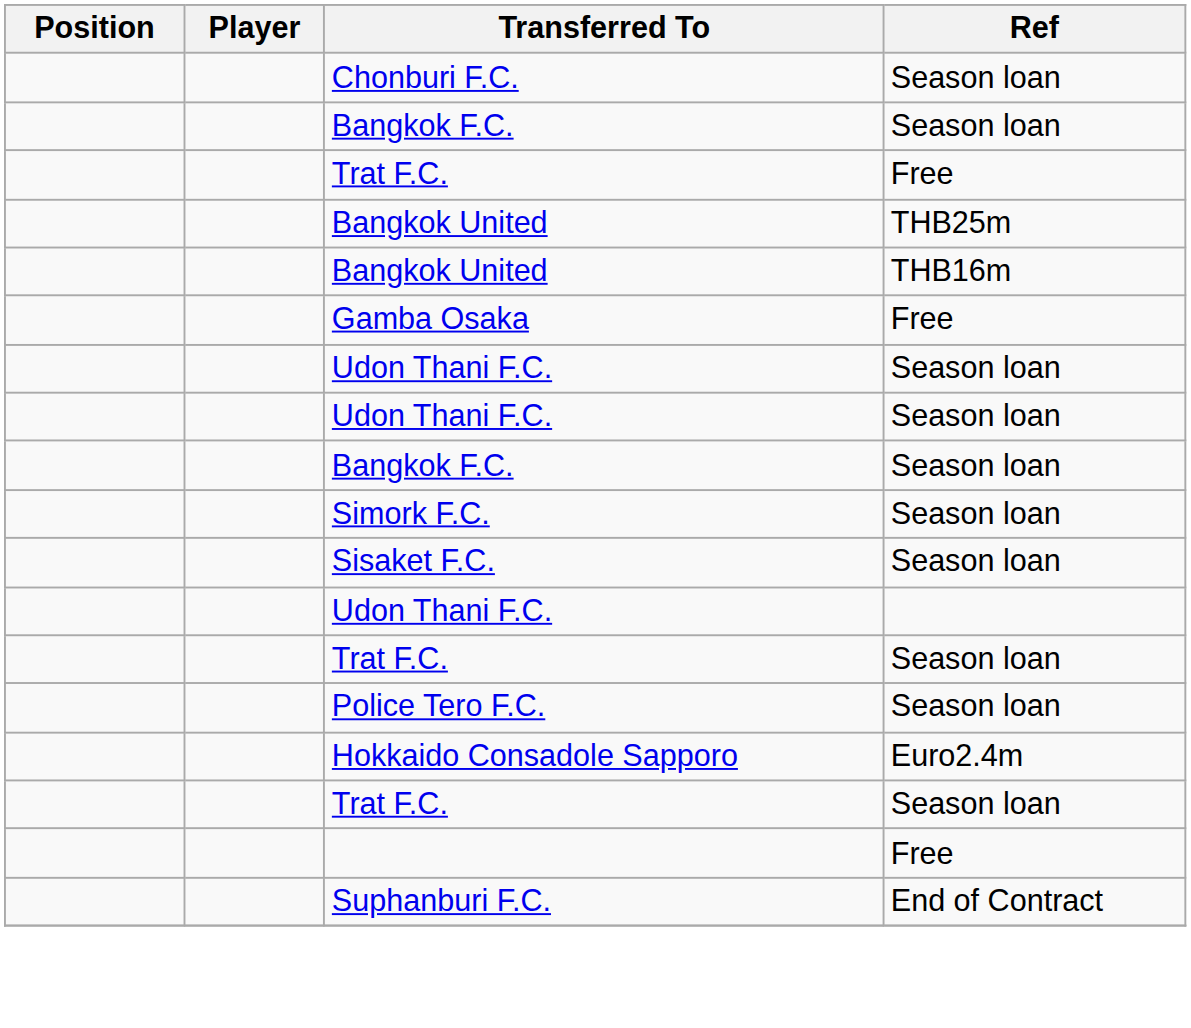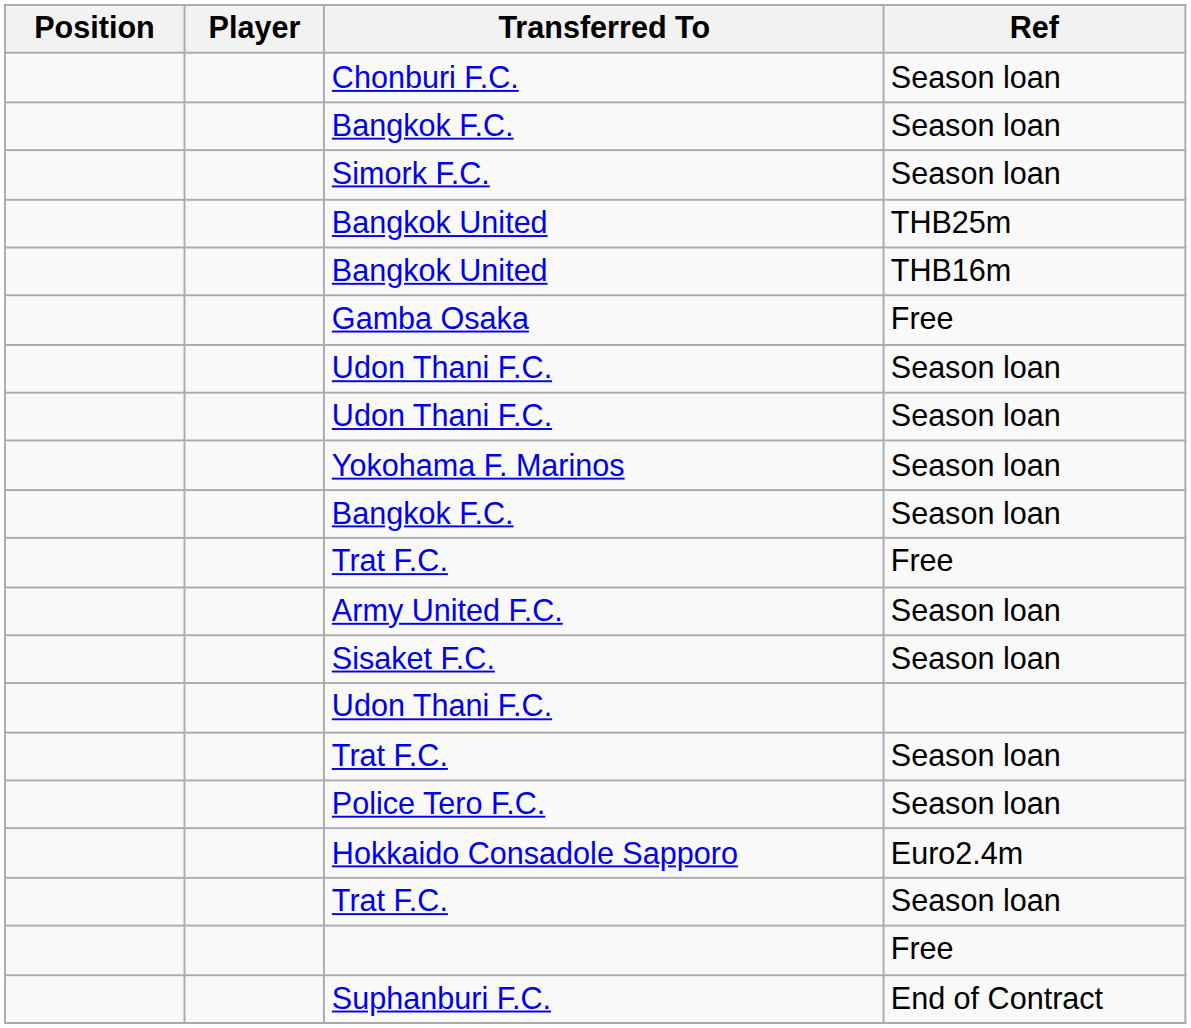rows swapped: (390, 174) <-> (411, 513)
+ row: (478, 464)
+ row: (447, 610)
